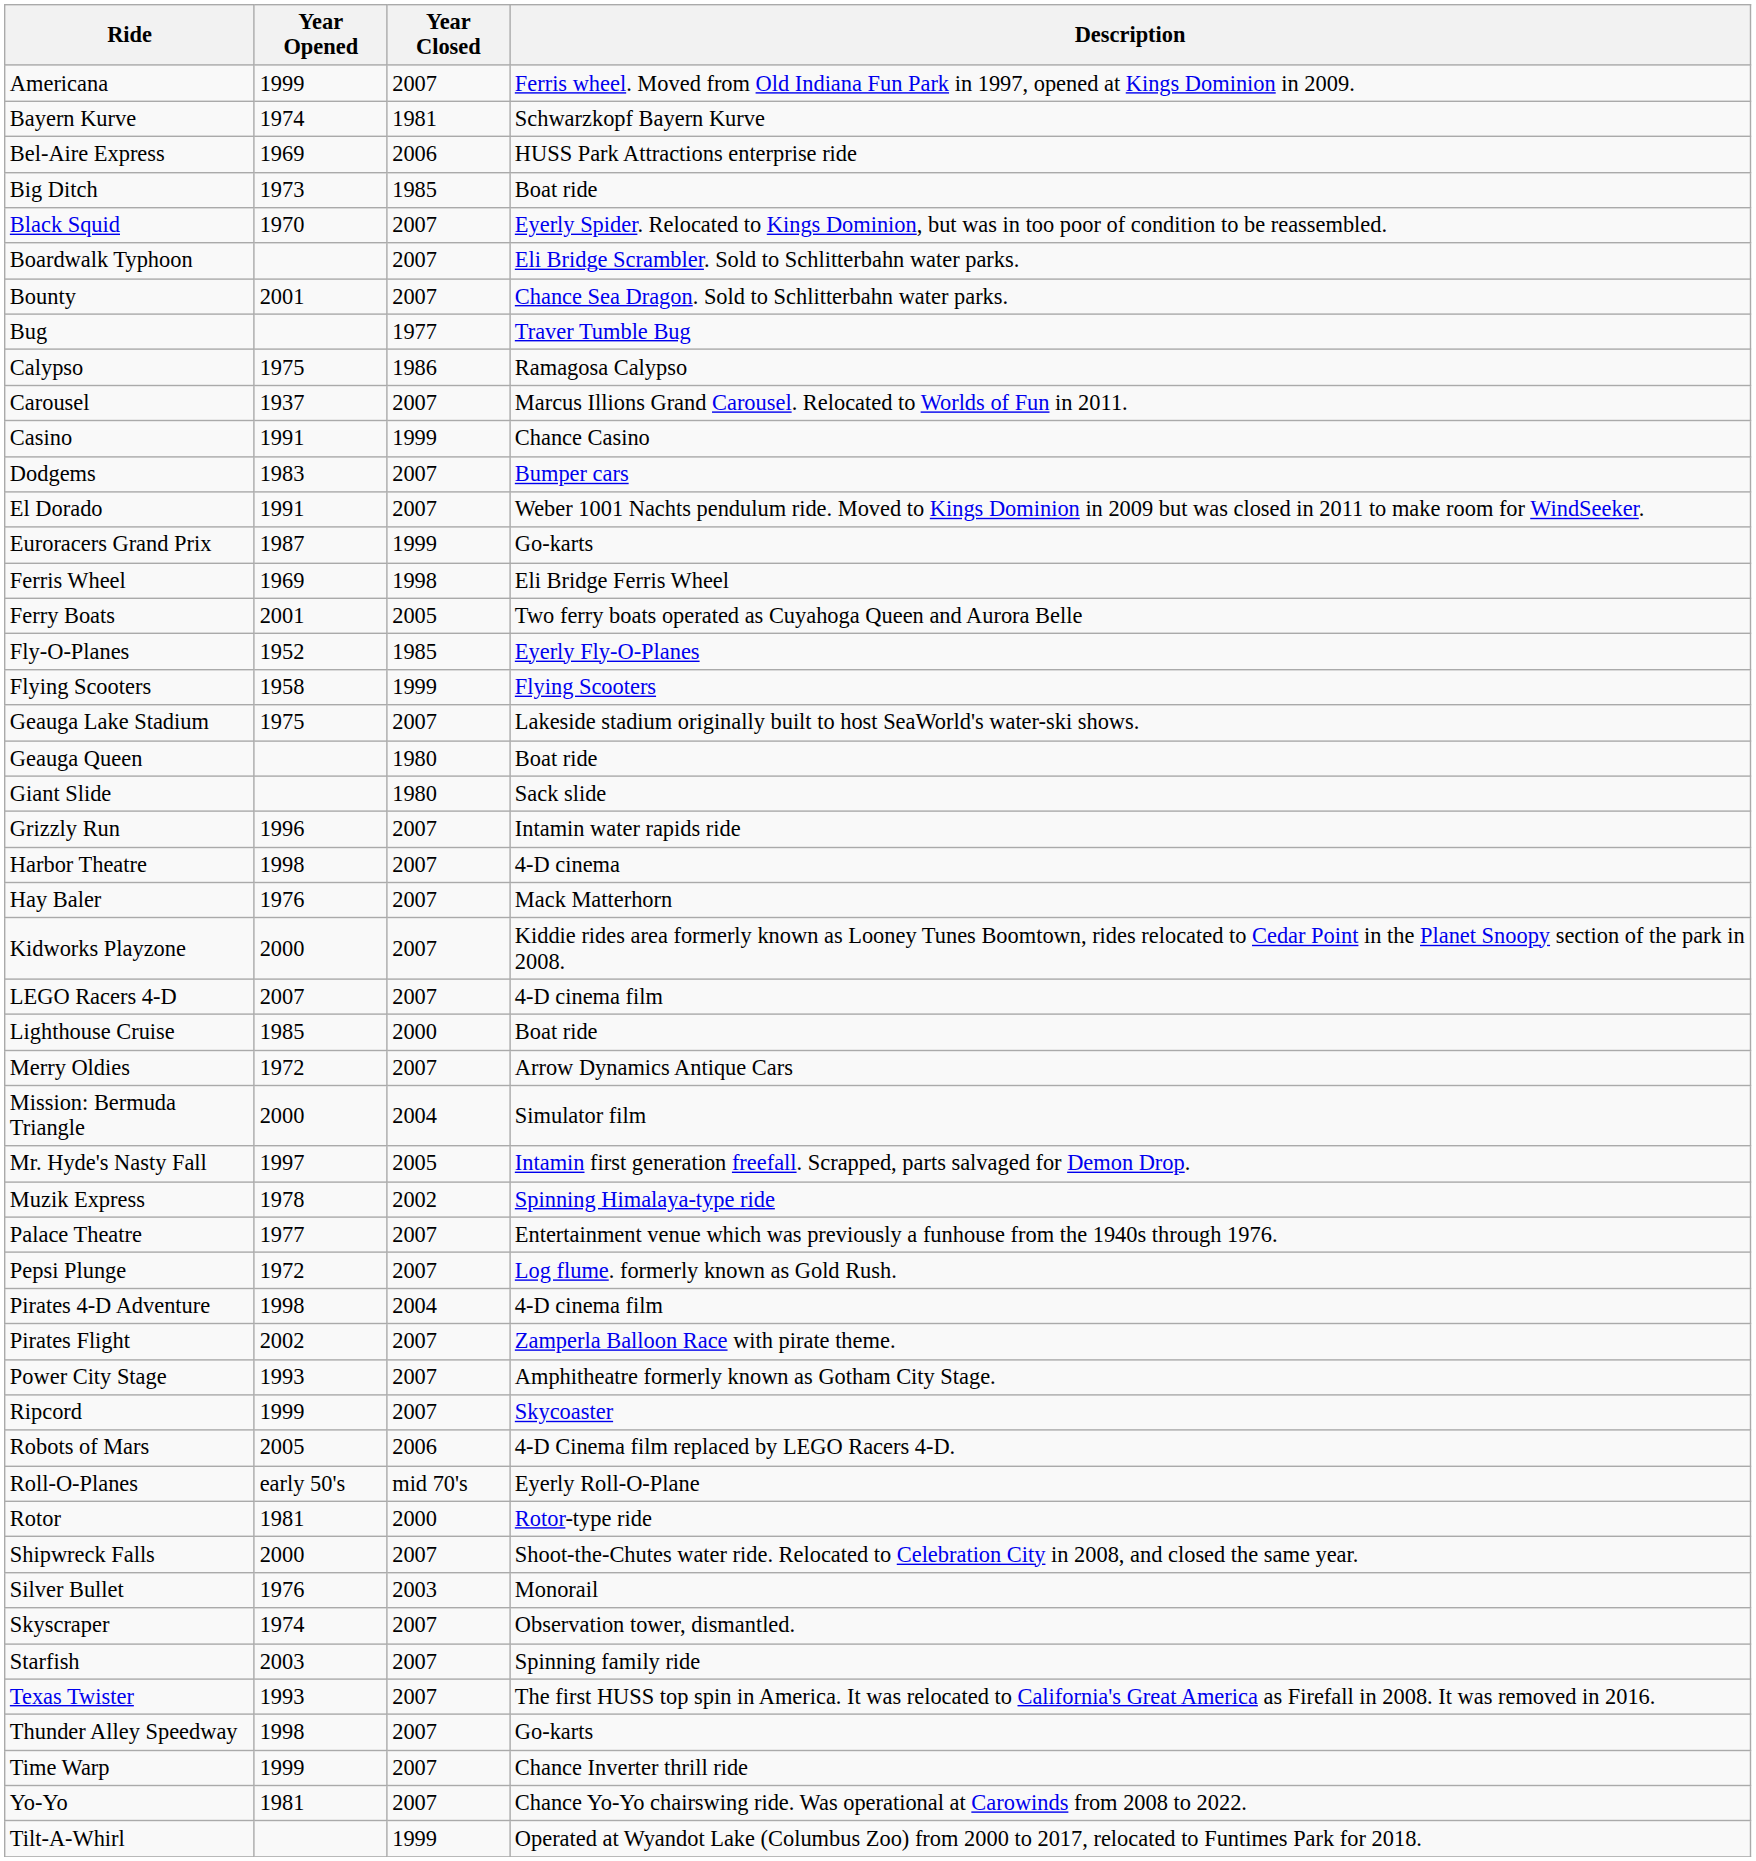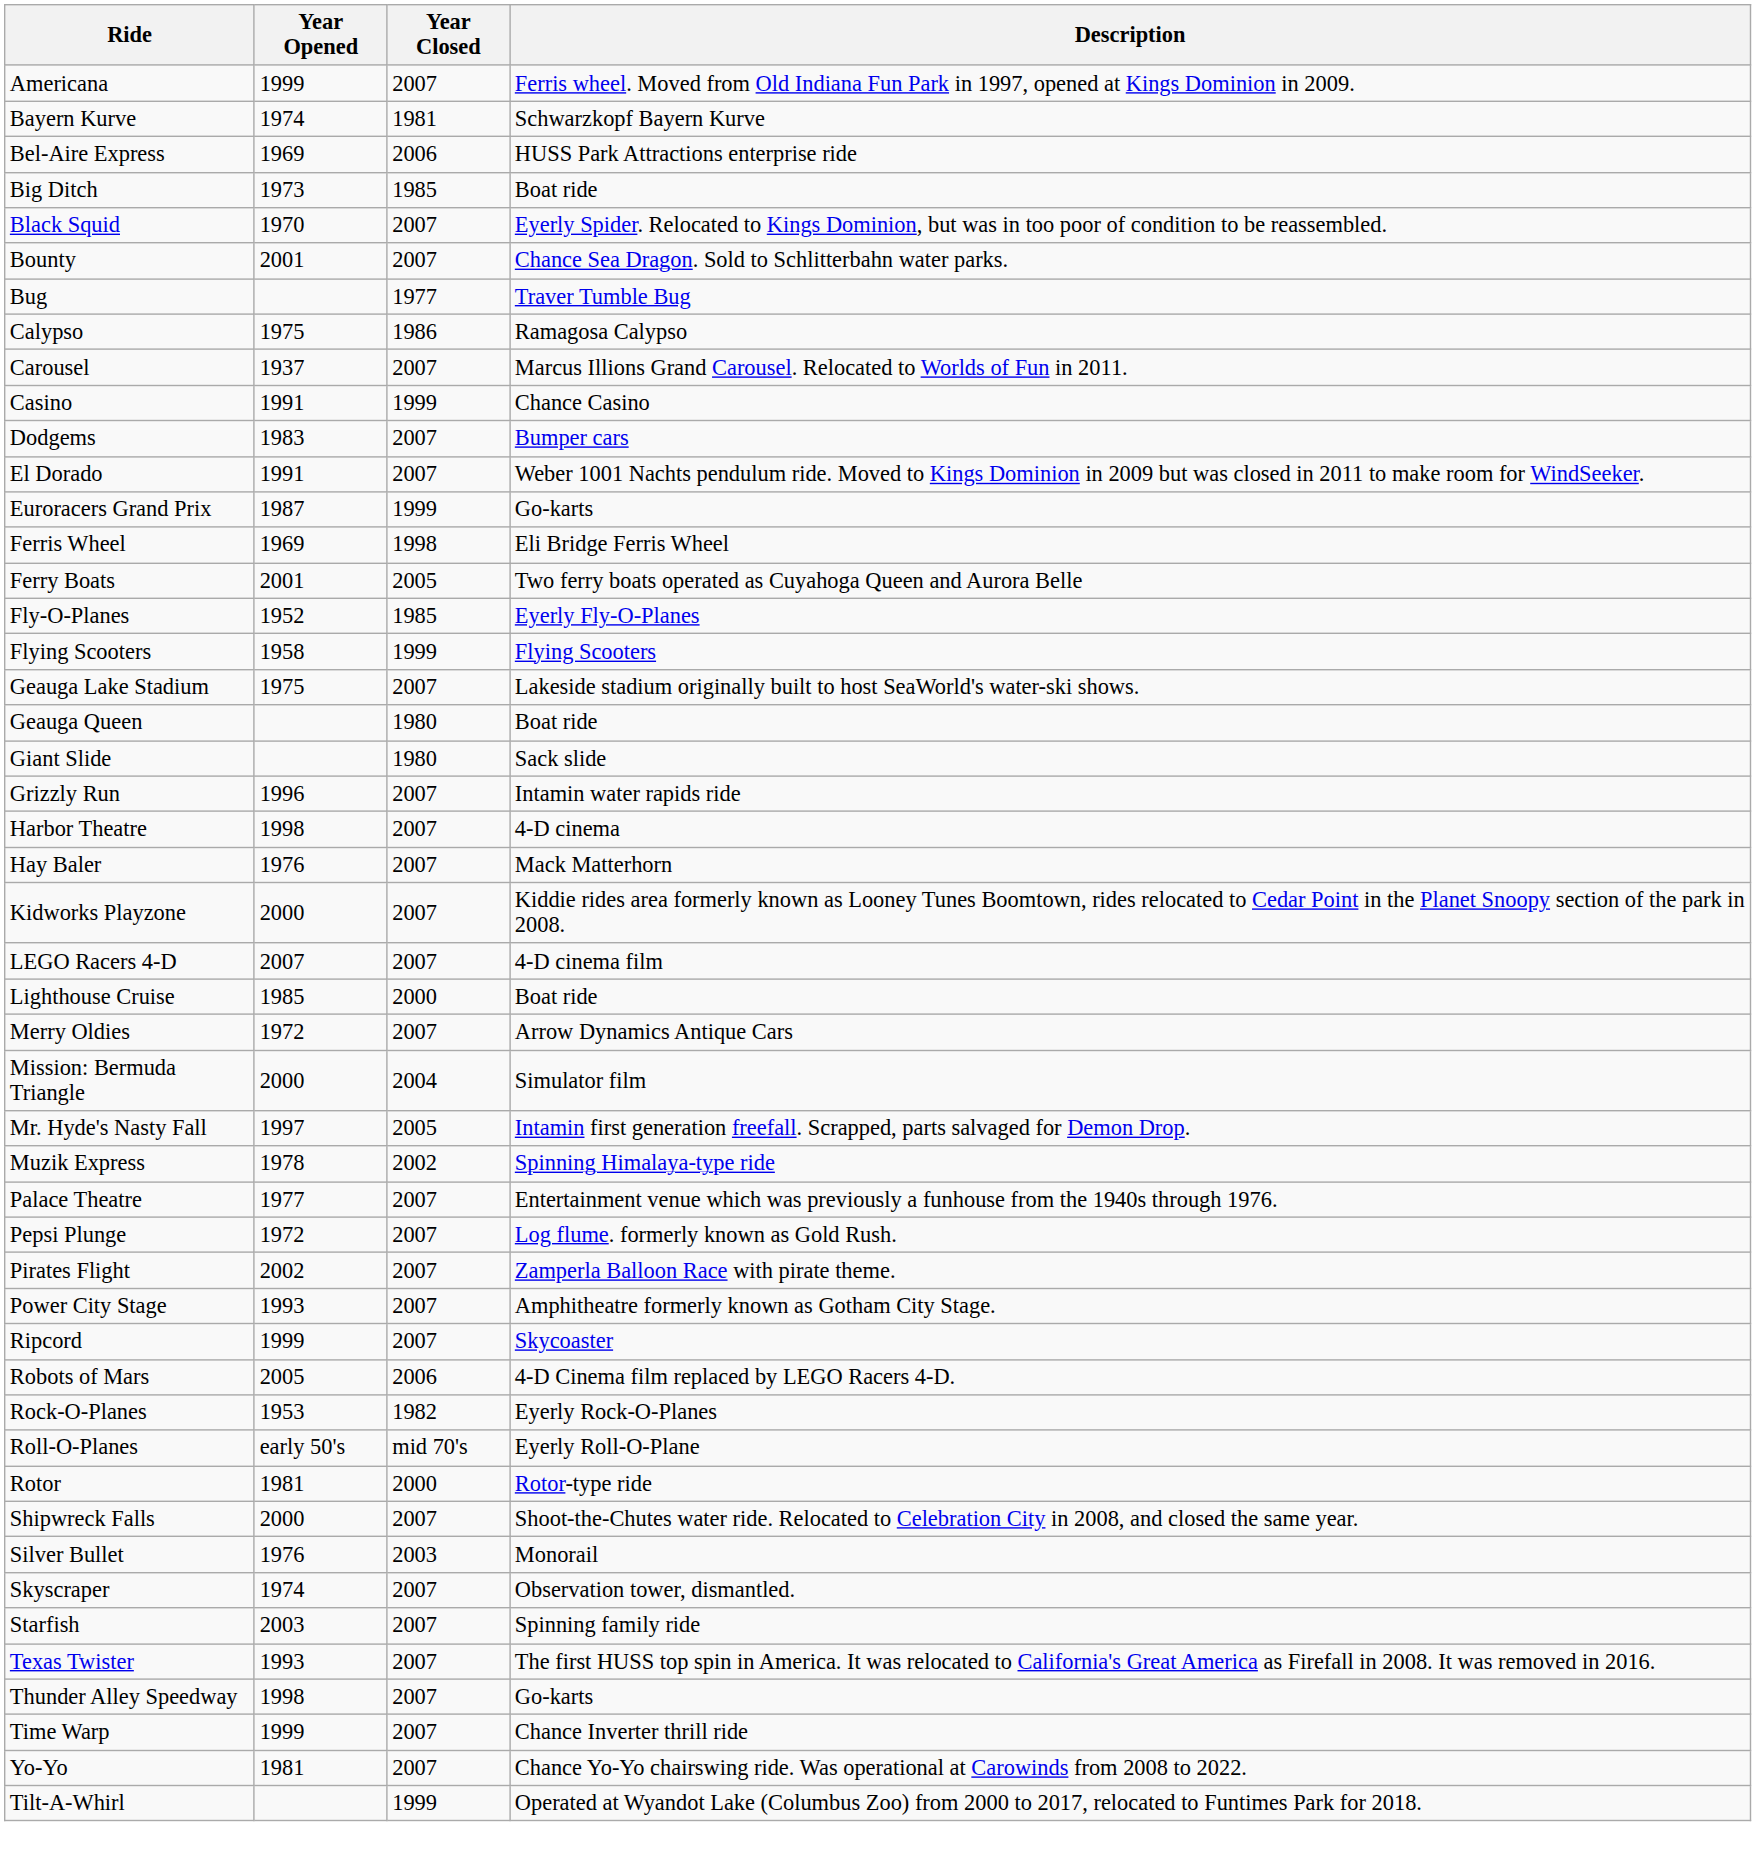- row: (101, 260)
- row: (110, 1305)
+ row: (78, 1412)
